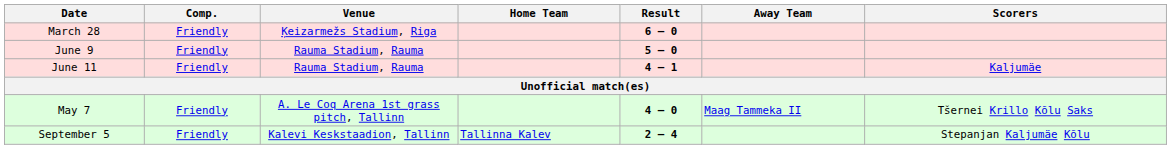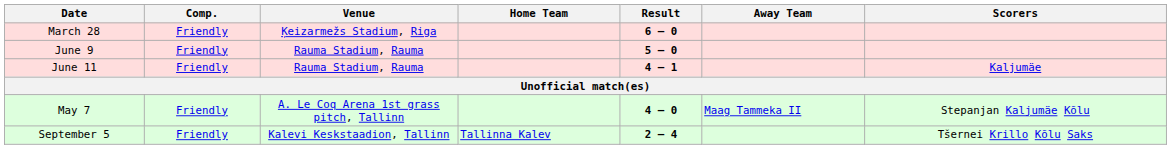(1015, 110) Tšernei Krillo Kõlu Saks -> (1015, 110) Stepanjan Kaljumäe Kõlu
(1015, 135) Stepanjan Kaljumäe Kõlu -> (1015, 135) Tšernei Krillo Kõlu Saks
